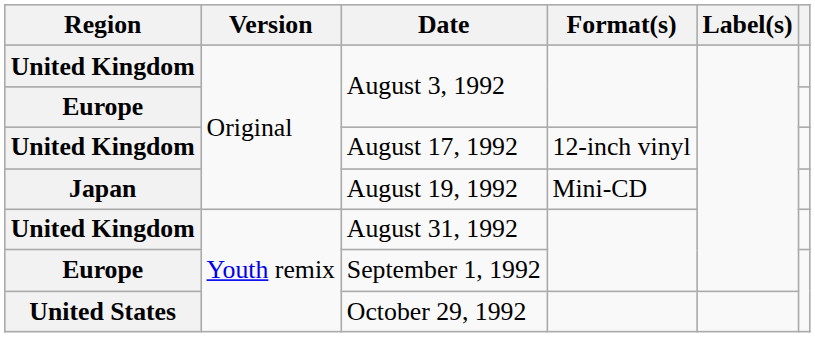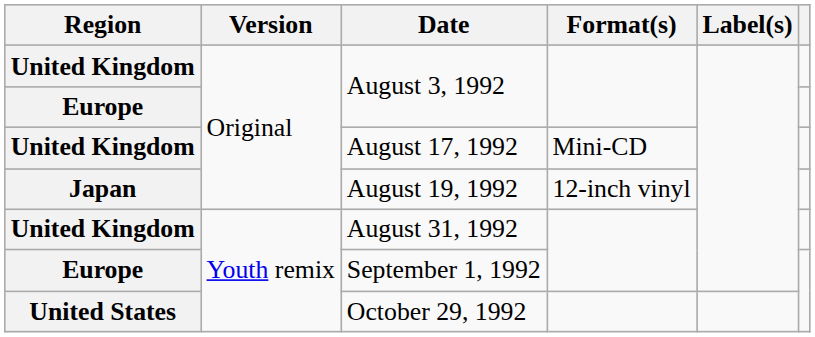(622, 147) 12-inch vinyl -> (600, 147) Mini-CD
(600, 188) Mini-CD -> (622, 188) 12-inch vinyl
